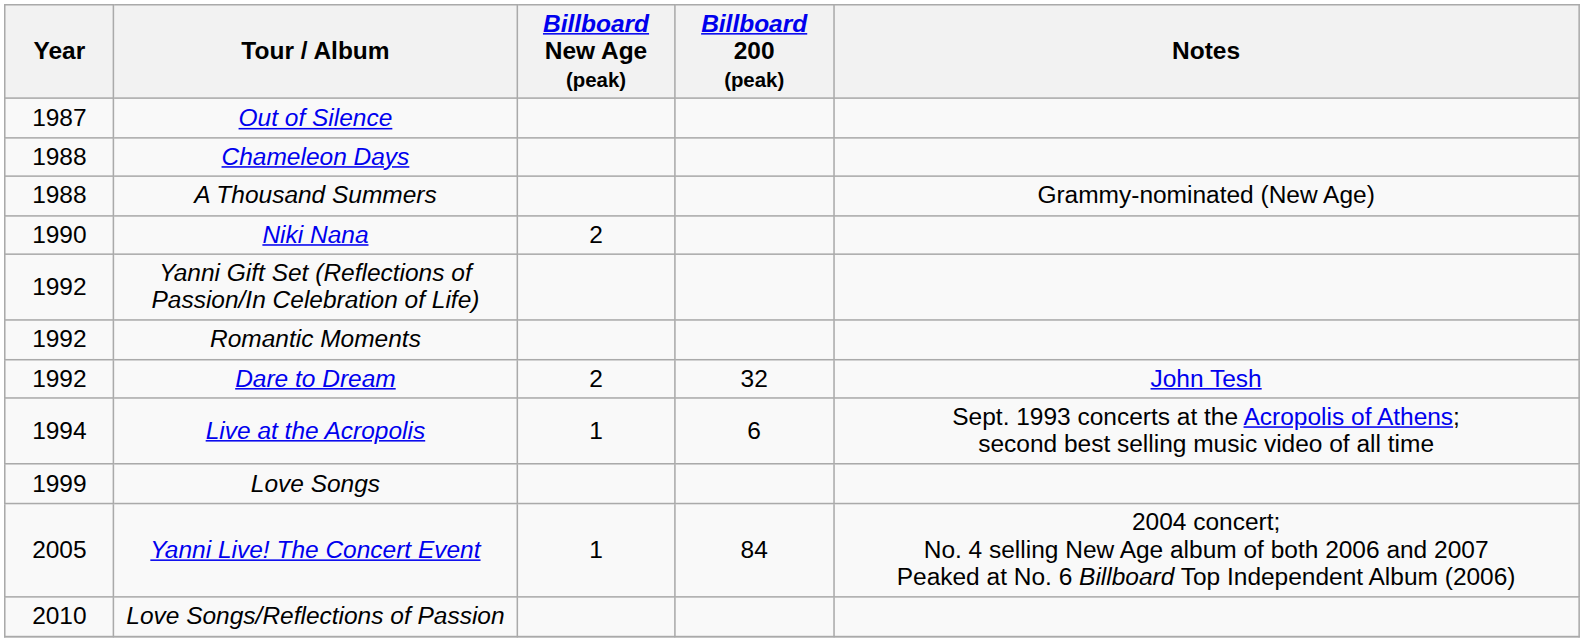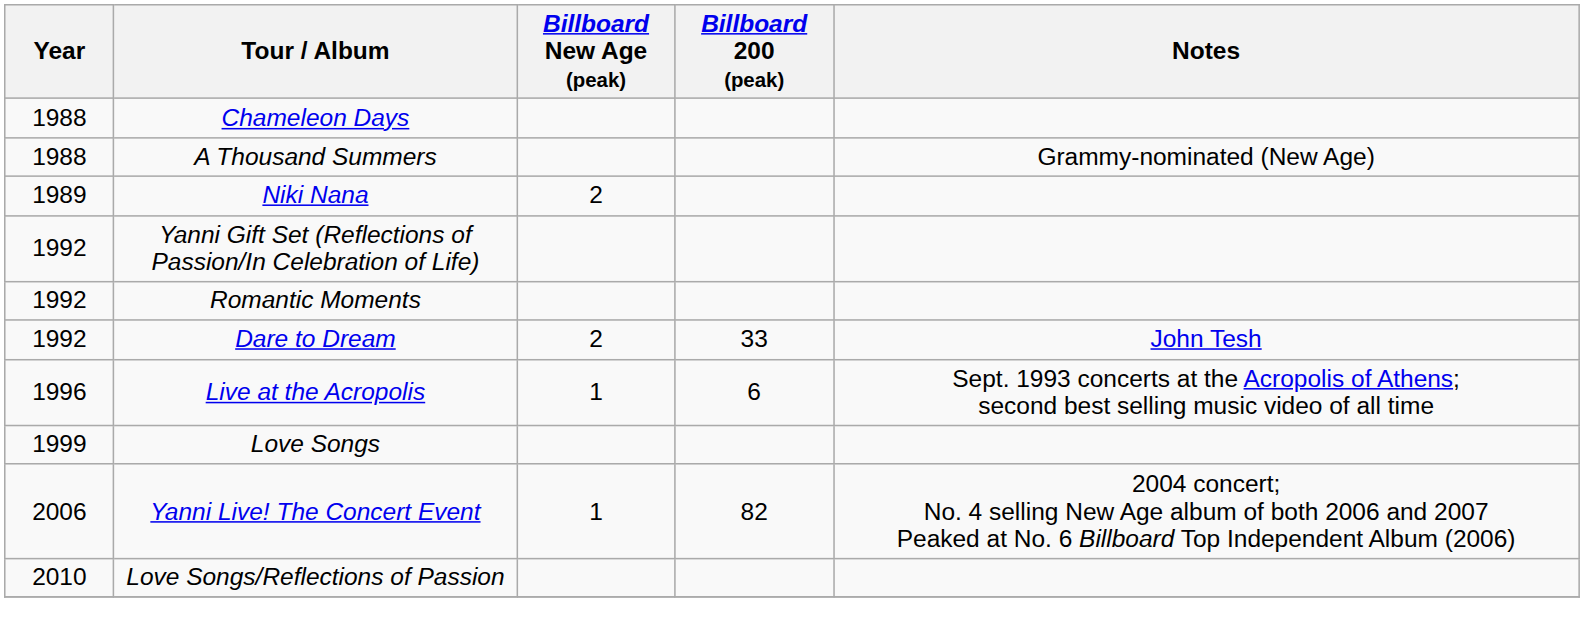- row: (315, 117)
(59, 234) 1990 -> (59, 195) 1989
(754, 378) 32 -> (754, 339) 33
(59, 430) 1994 -> (59, 392) 1996
(59, 549) 2005 -> (59, 511) 2006
(754, 549) 84 -> (754, 511) 82
